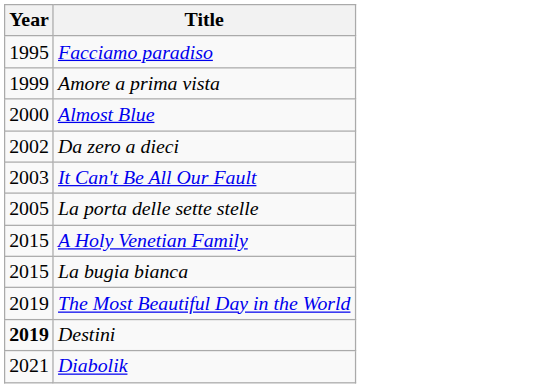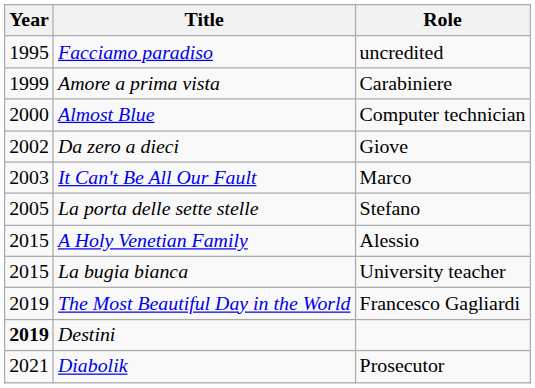+ column: (443, 20)
